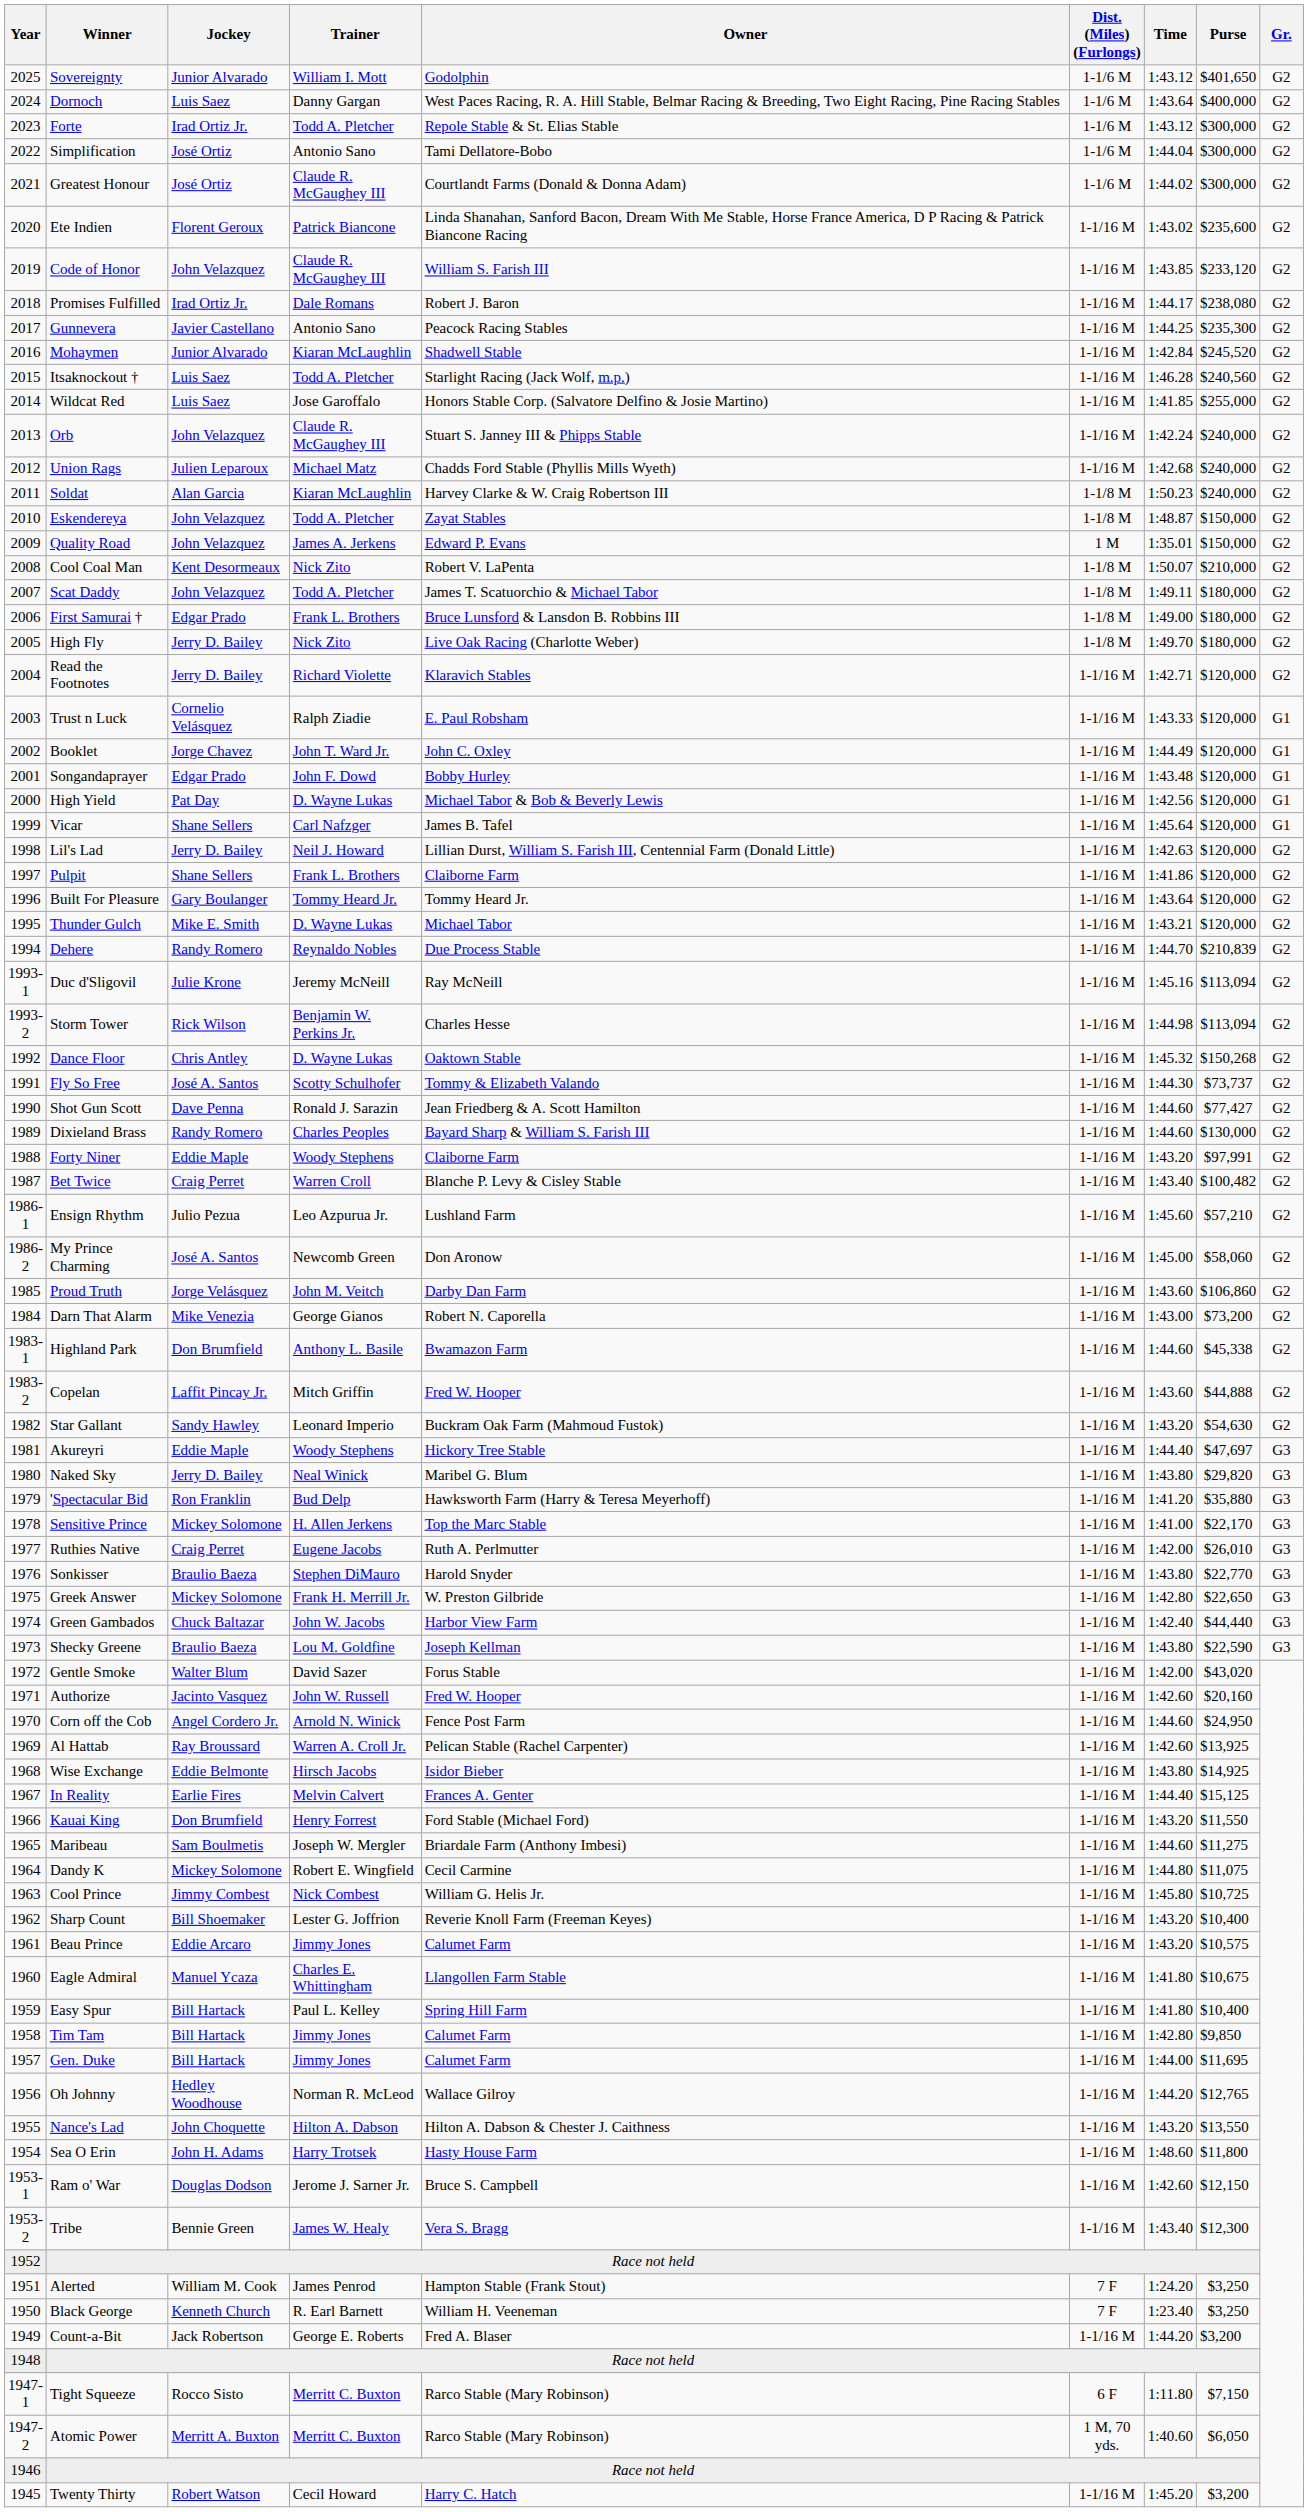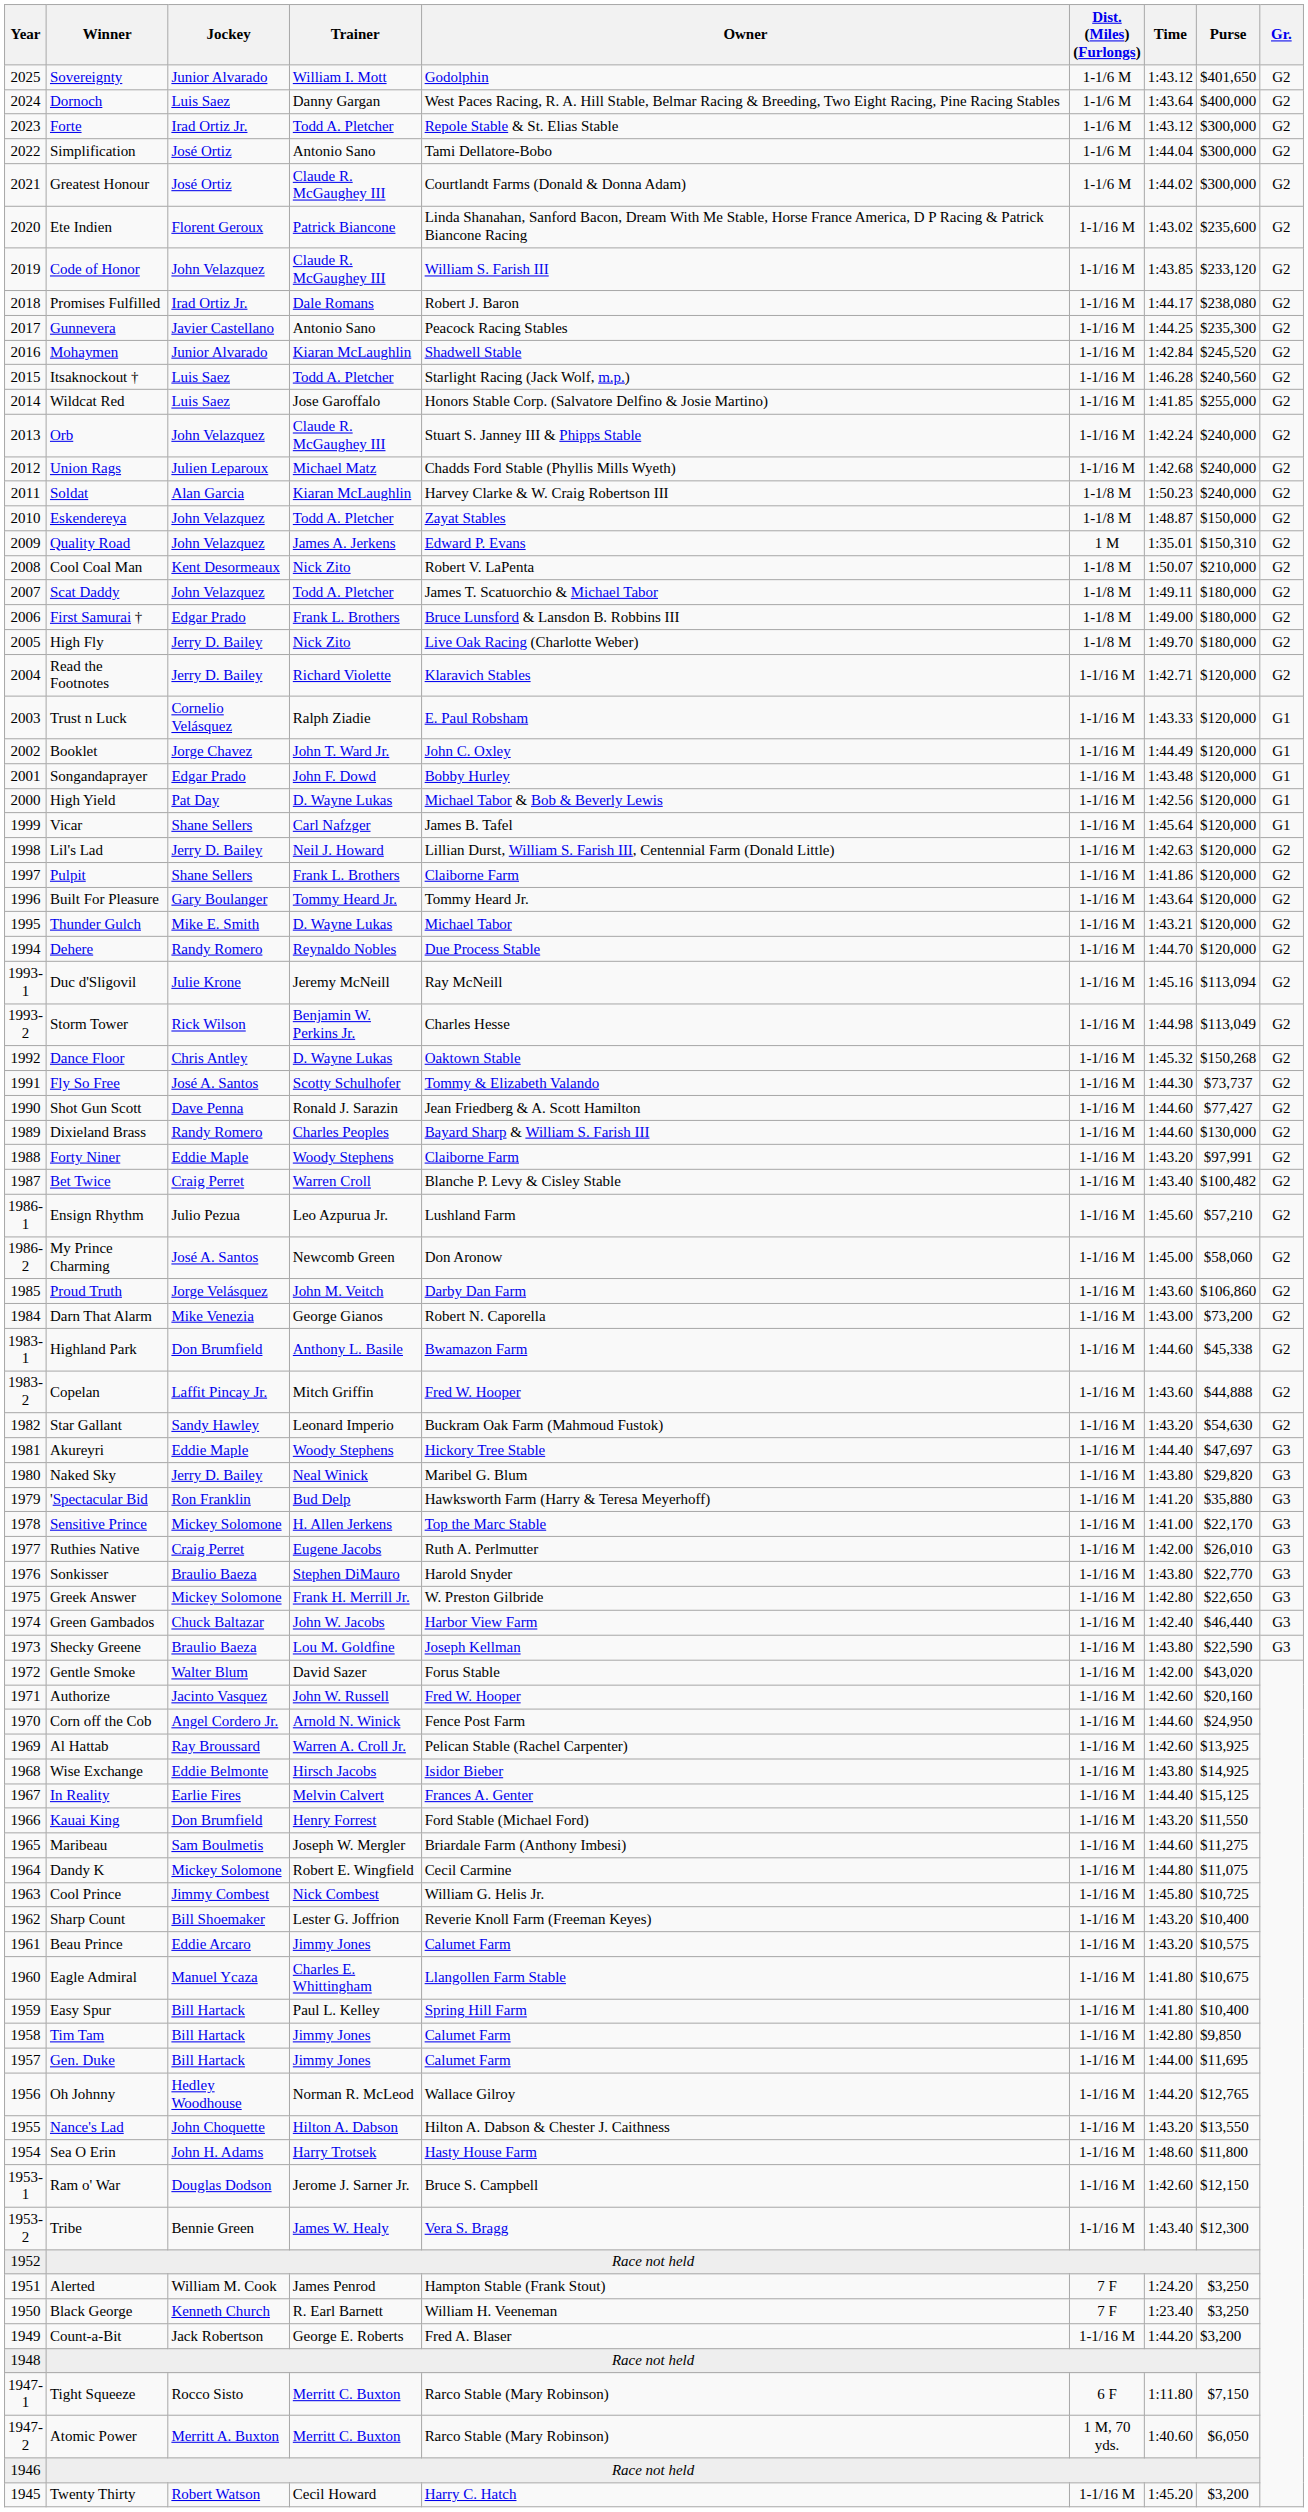(1228, 543) $150,000 -> (1228, 543) $150,310
(1228, 949) $210,839 -> (1228, 949) $120,000
(1228, 1025) $113,094 -> (1228, 1025) $113,049
(1228, 1623) $44,440 -> (1228, 1623) $46,440
